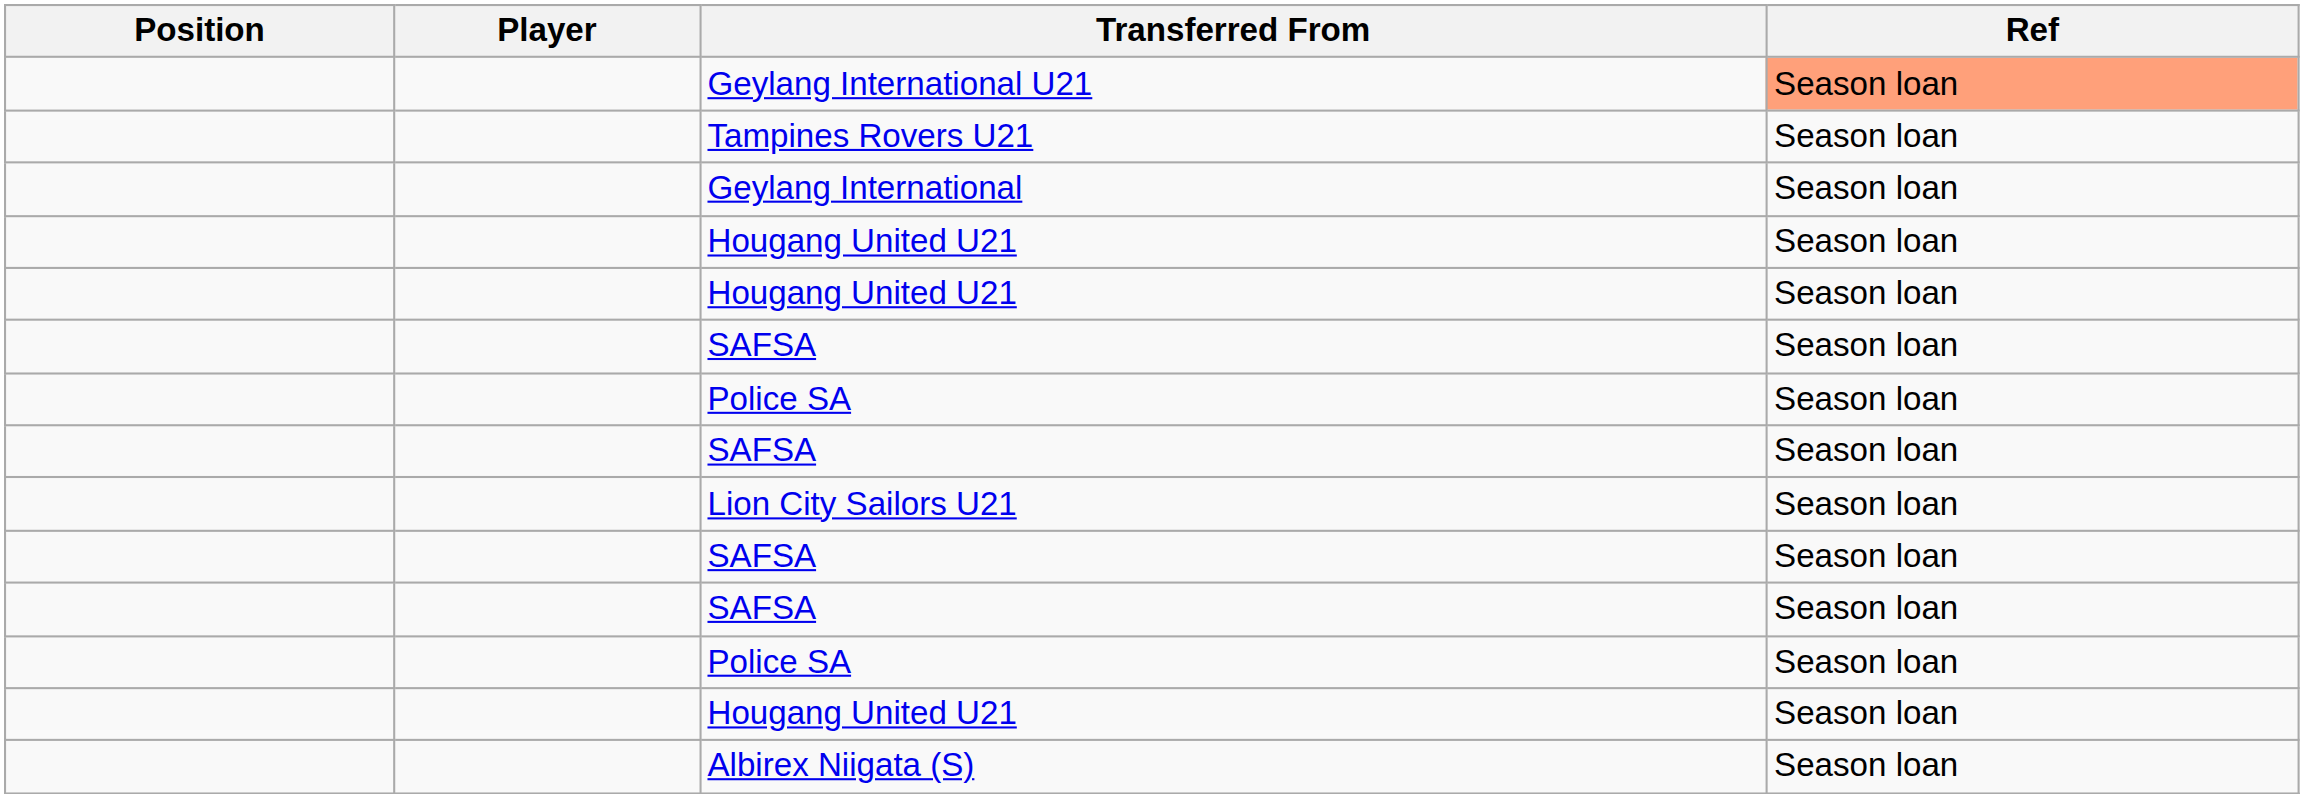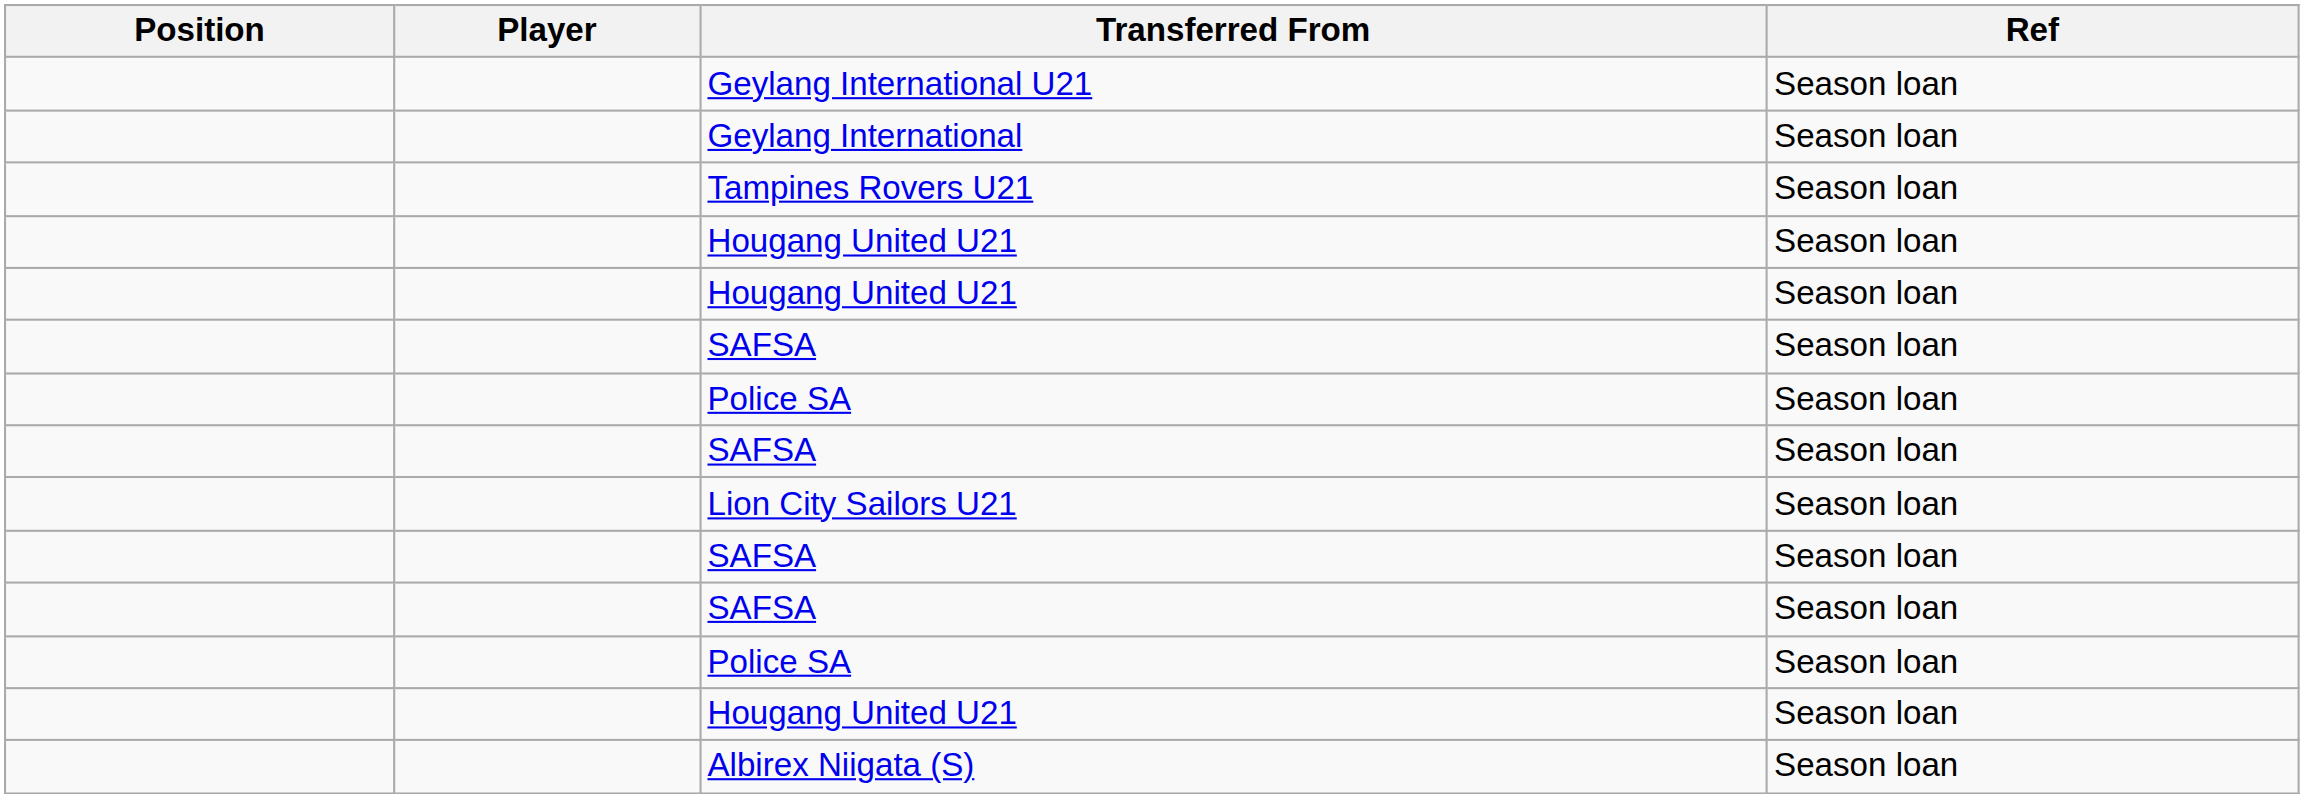(1866, 83) lightsalmon background -> (1866, 83) no background
rows swapped: (200, 136) <-> (200, 189)
